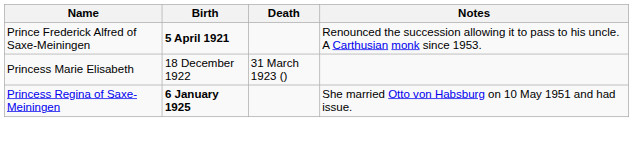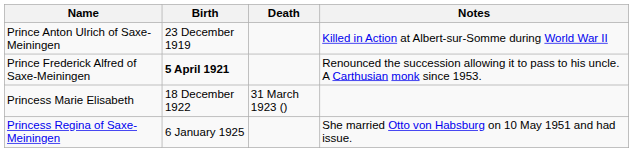+ row: (79, 38)
(192, 100) bold -> (205, 132) normal
